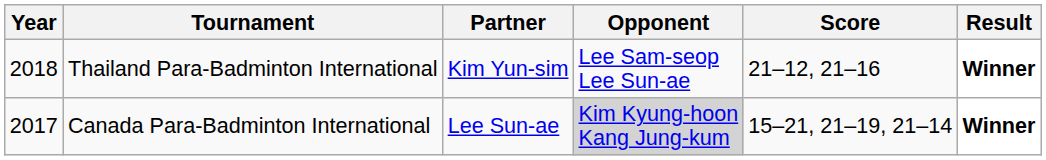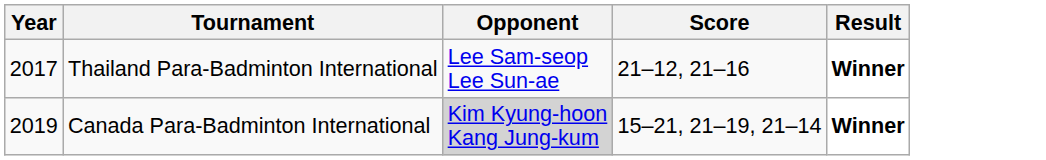- column: (508, 22)
(34, 68) 2018 -> (34, 68) 2017
(34, 126) 2017 -> (34, 126) 2019
